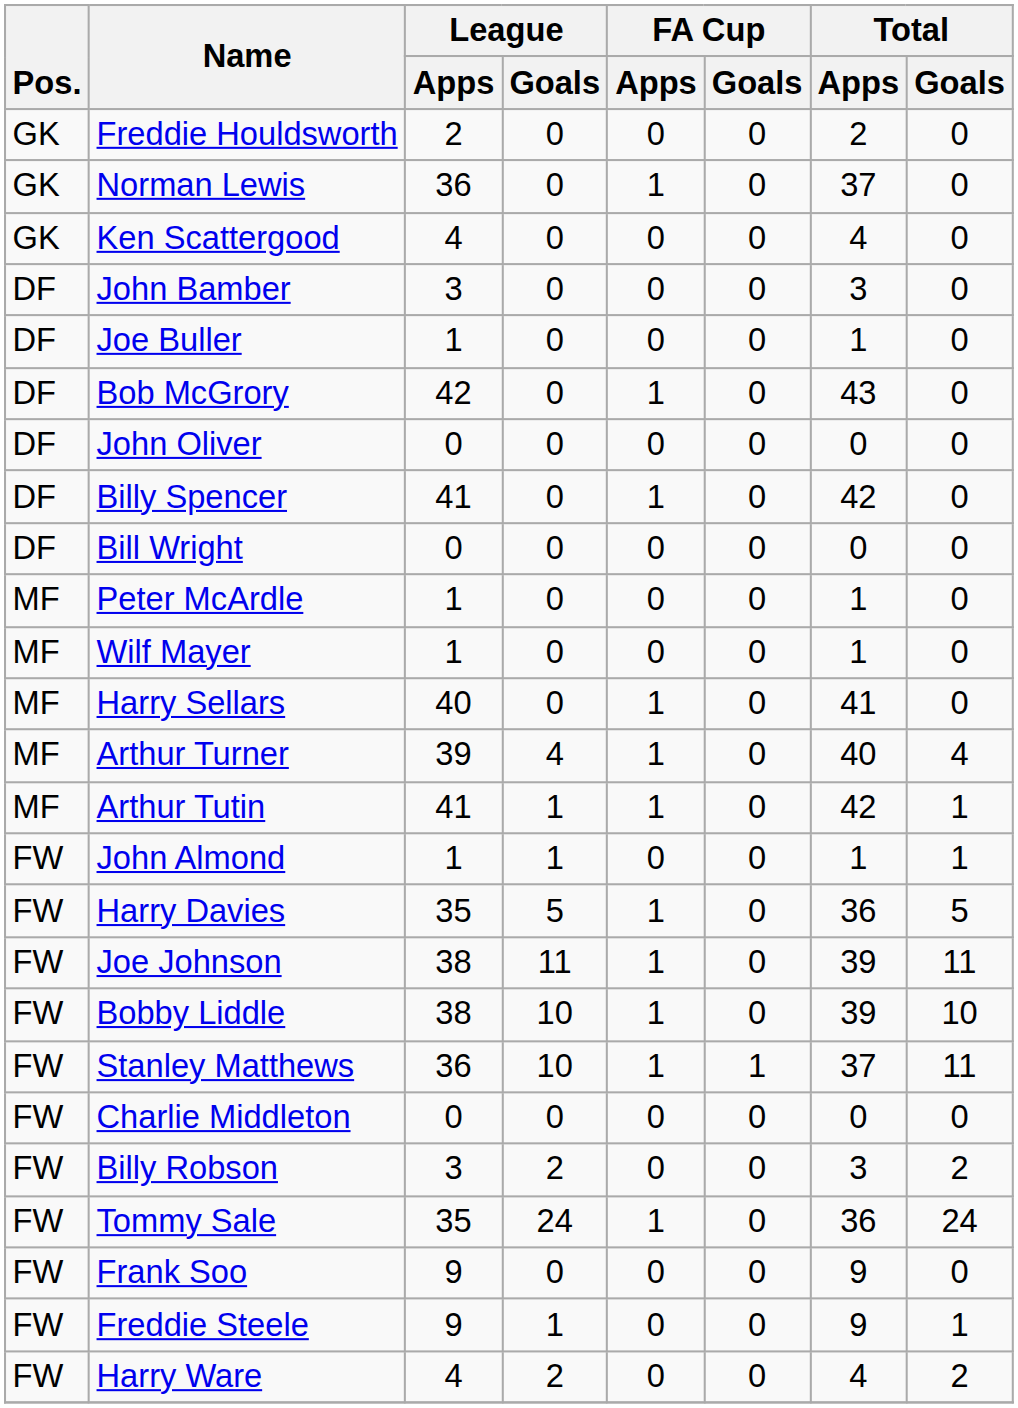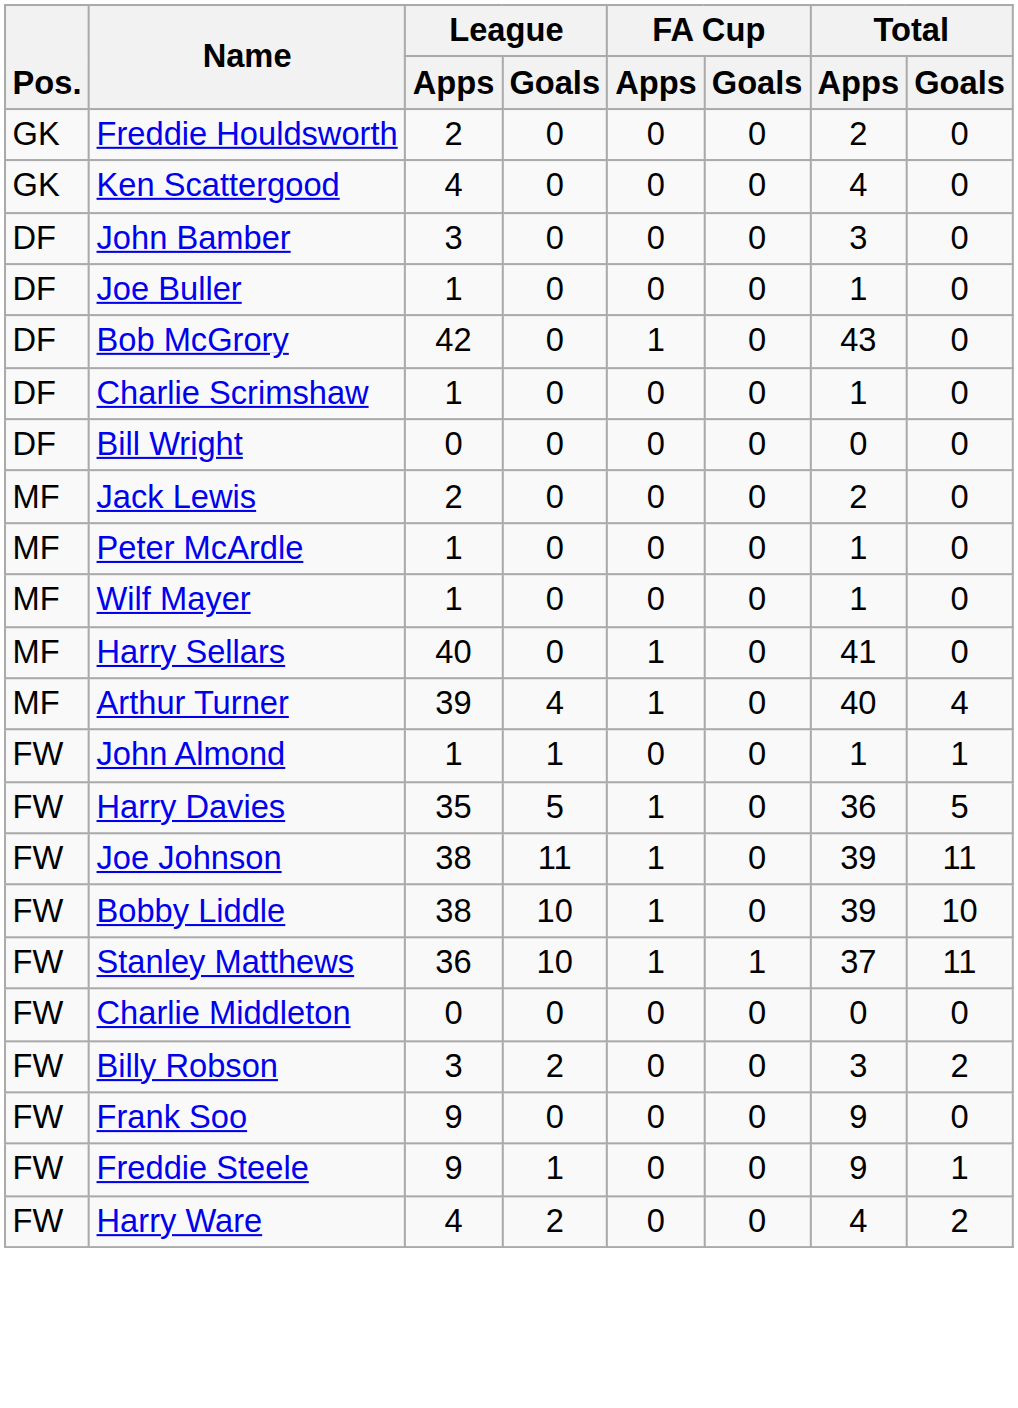- row: (201, 185)
- row: (179, 444)
+ row: (233, 392)
- row: (192, 496)
+ row: (176, 496)
- row: (181, 806)
- row: (186, 1220)
